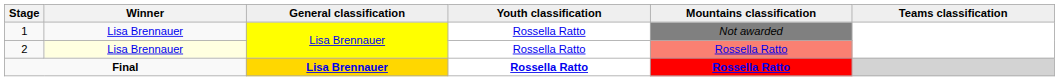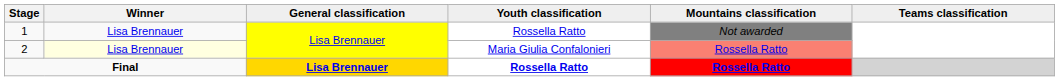(549, 50) Rossella Ratto -> (549, 50) Maria Giulia Confalonieri
